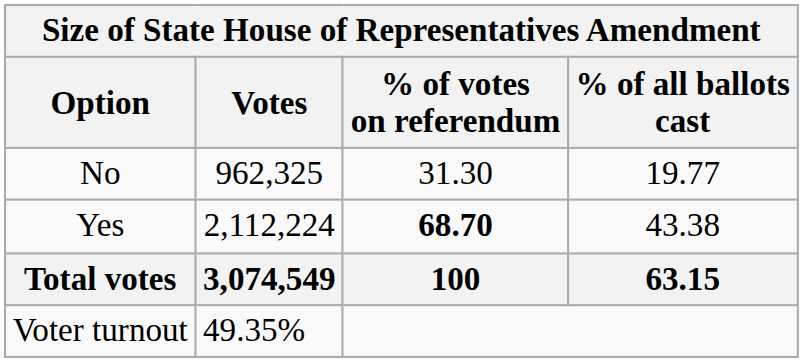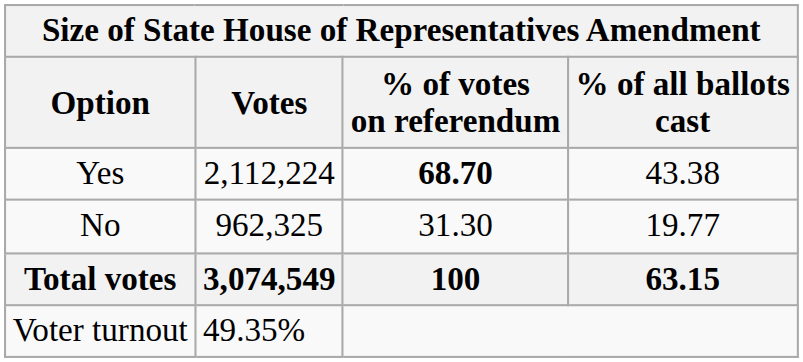rows swapped: (100, 225) <-> (100, 173)
